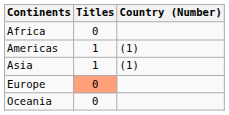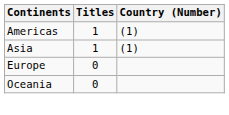- row: (26, 31)
(95, 84) lightsalmon background -> (95, 66) no background
